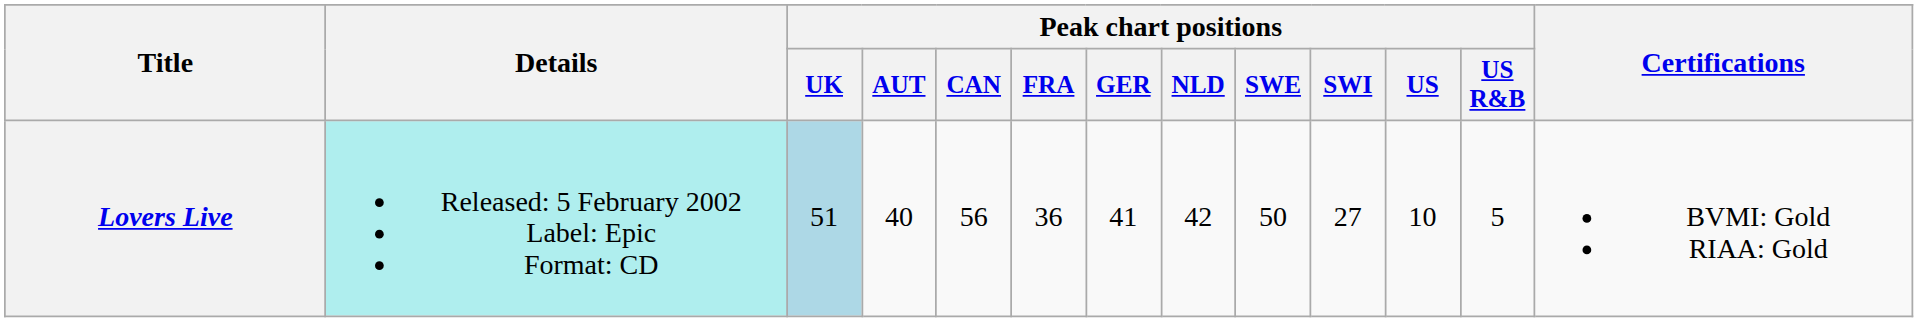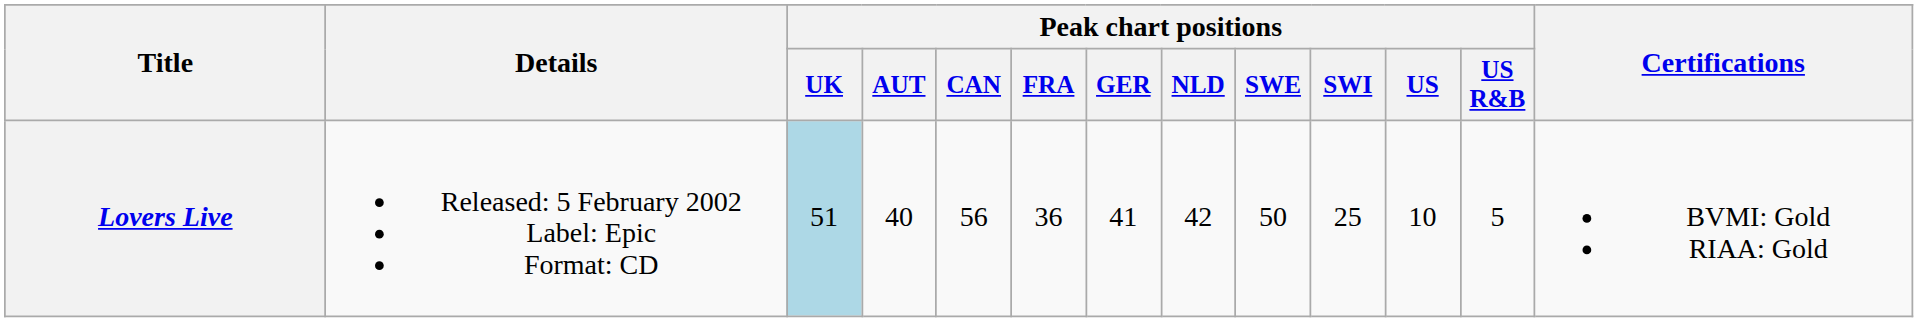(556, 234) paleturquoise background -> (556, 234) no background
(1348, 217) 27 -> (1348, 217) 25
